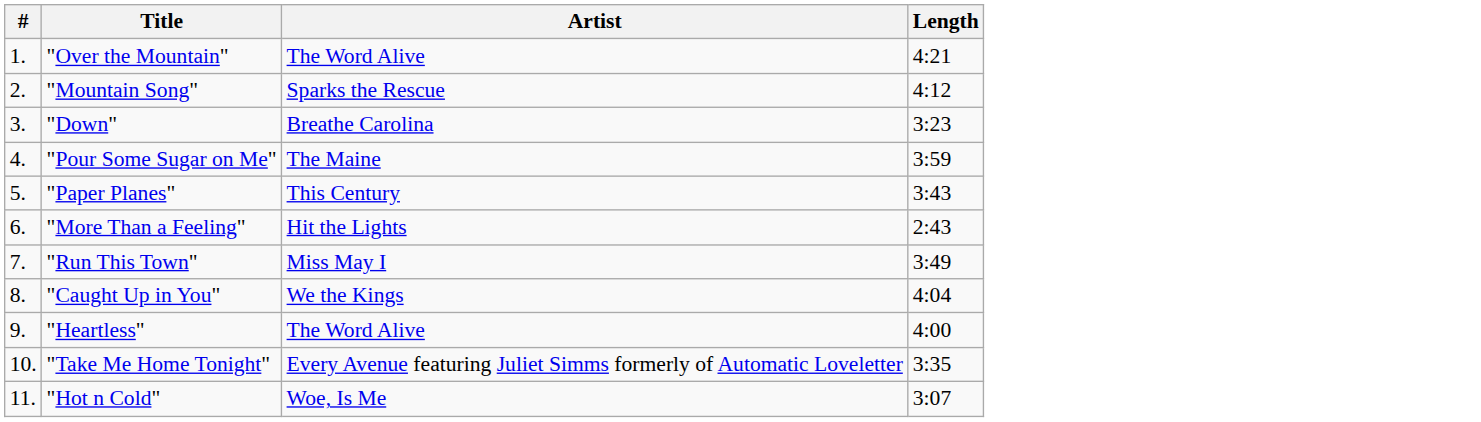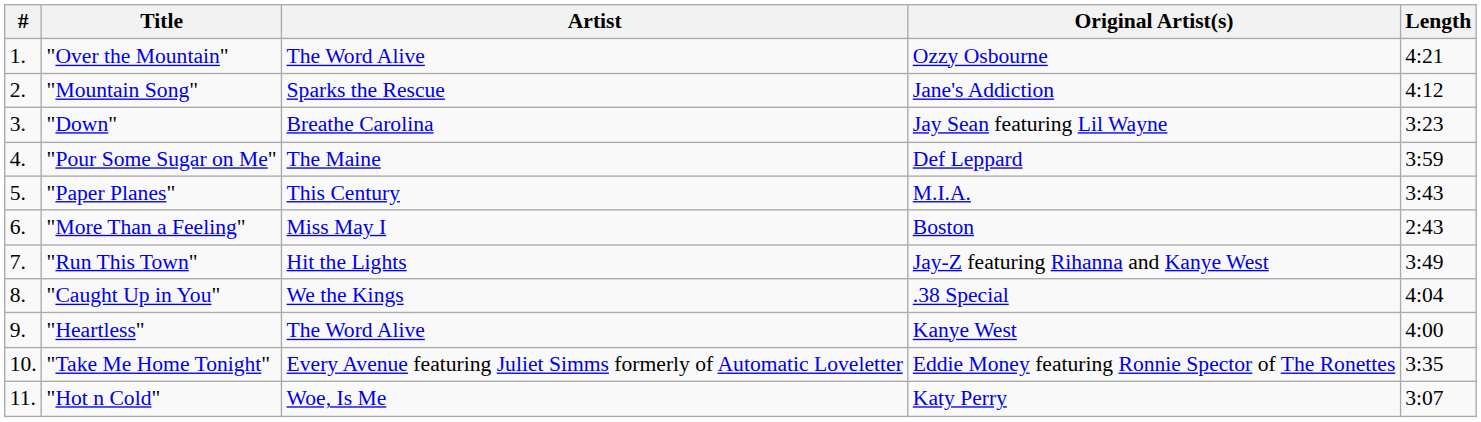+ column: (1154, 21)
(347, 227) Hit the Lights -> (336, 227) Miss May I
(336, 261) Miss May I -> (347, 261) Hit the Lights
